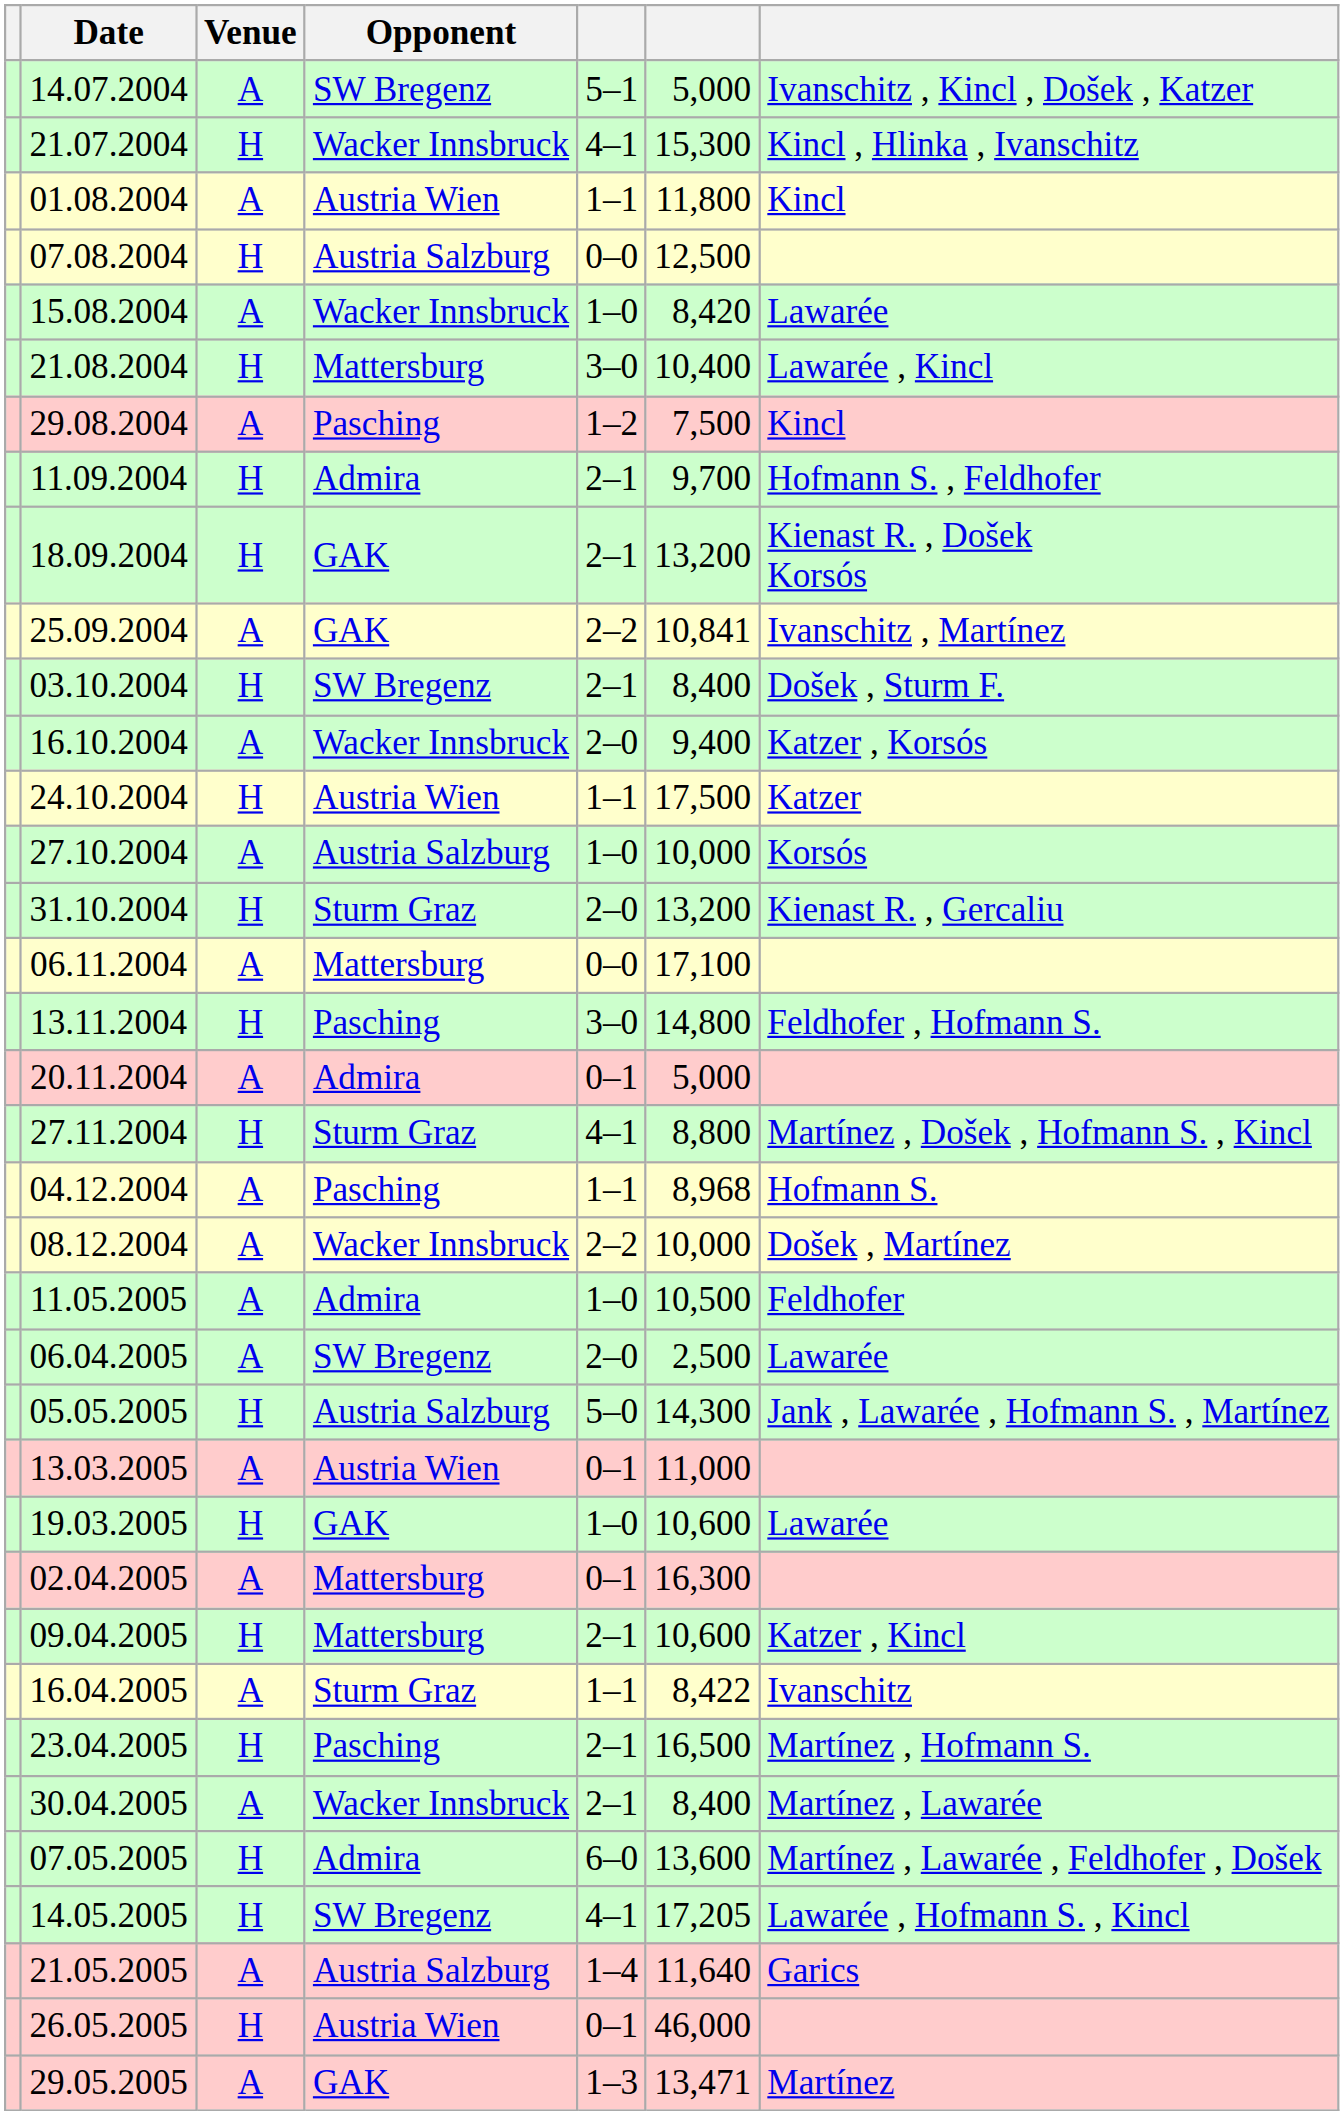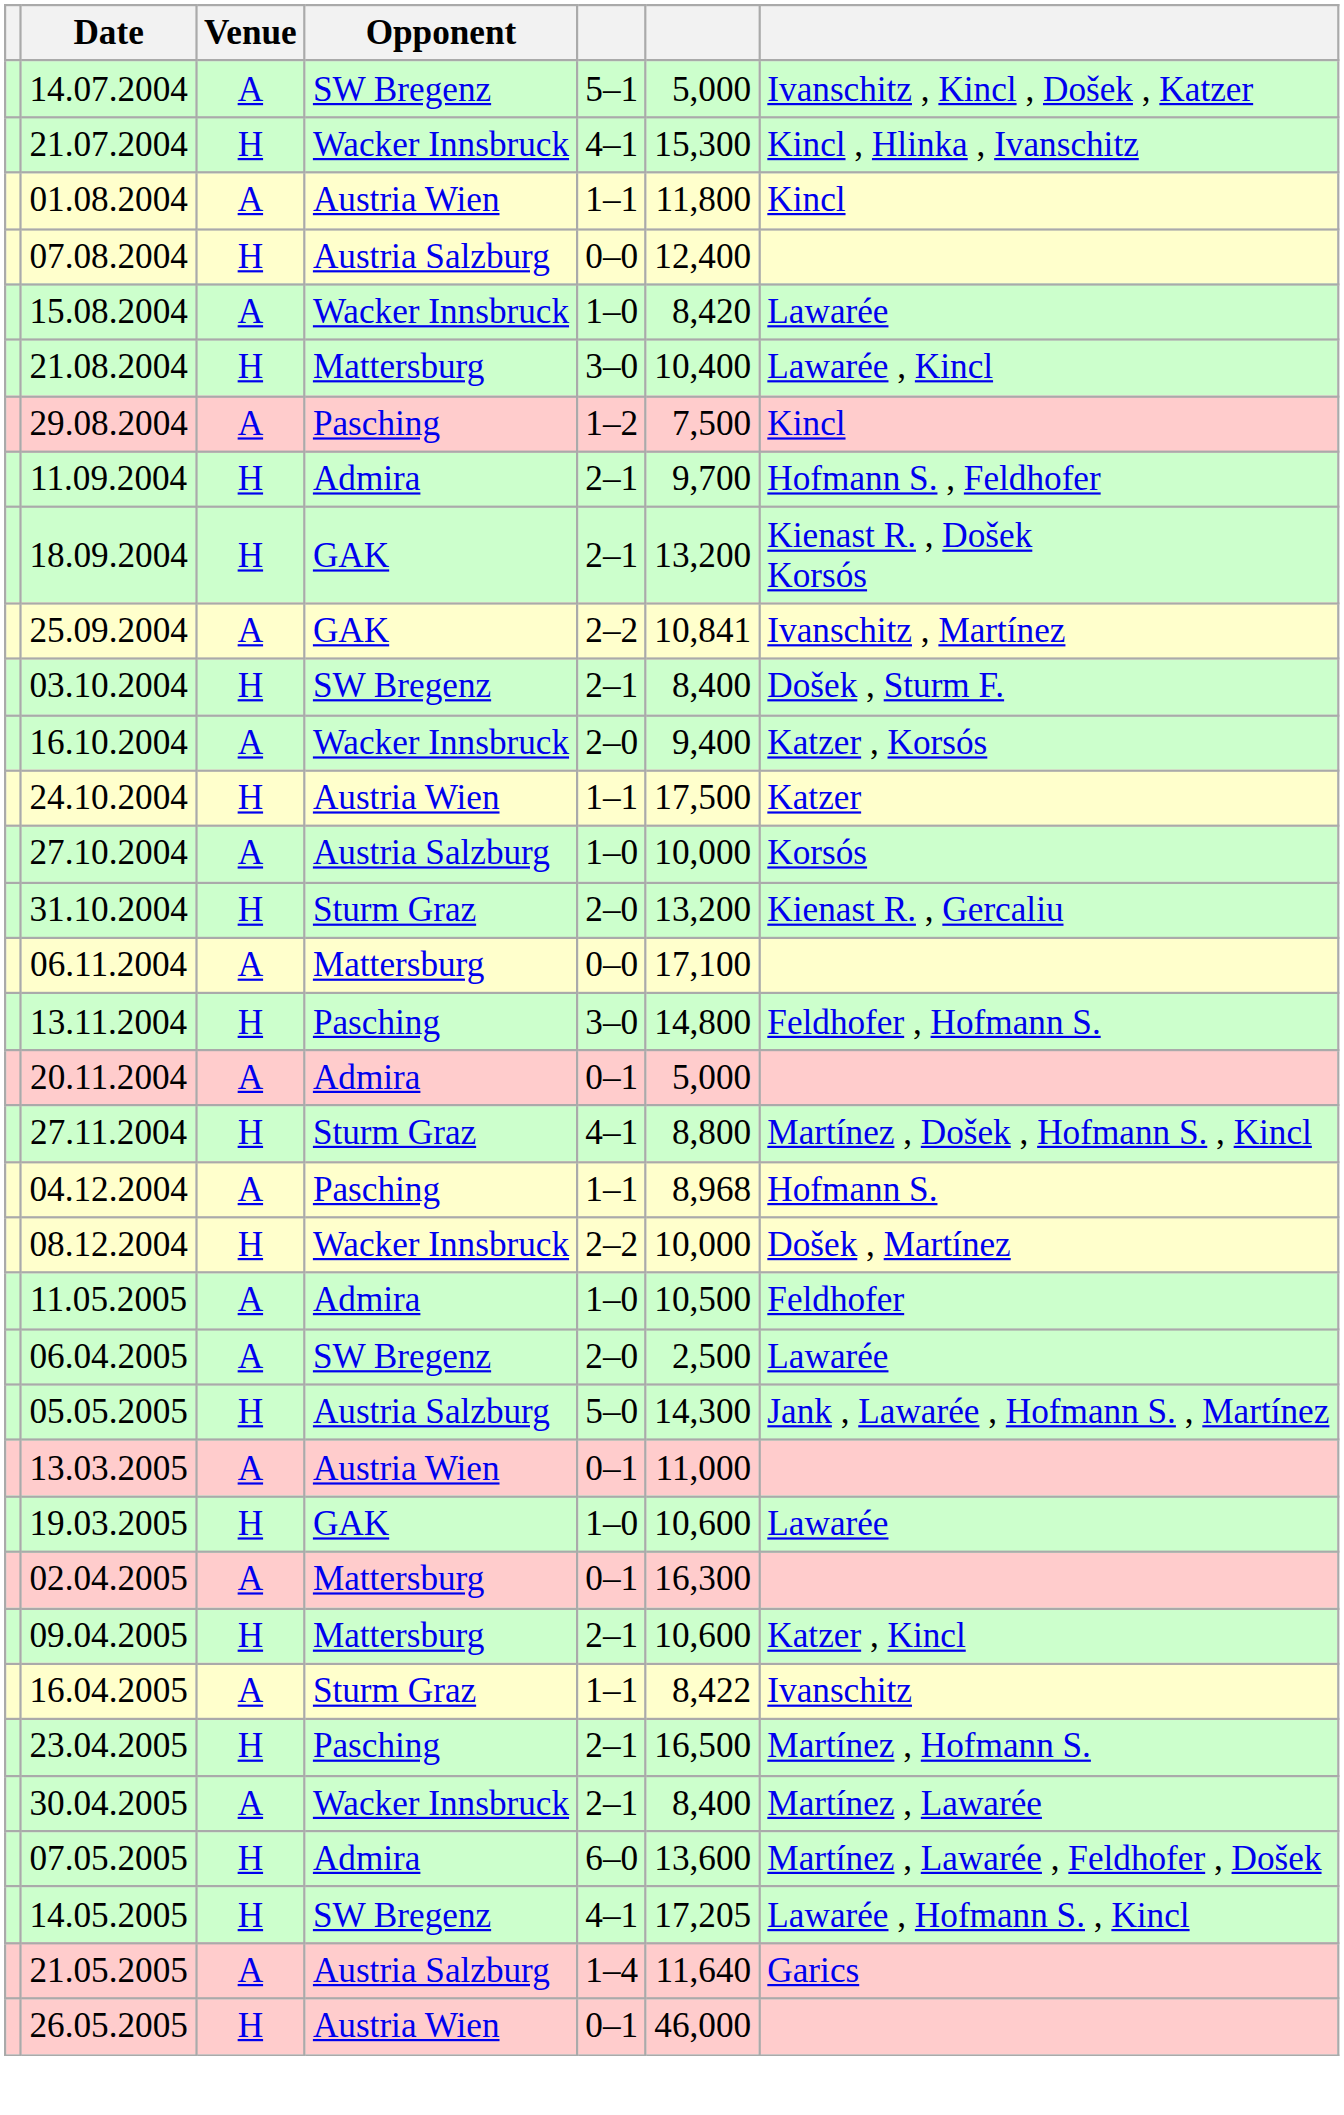(703, 255) 12,500 -> (703, 255) 12,400
(250, 1244) A -> (250, 1244) H
- row: (109, 2081)
